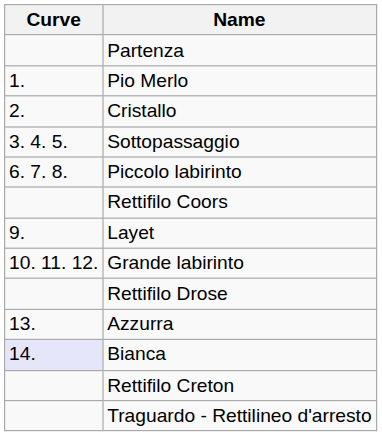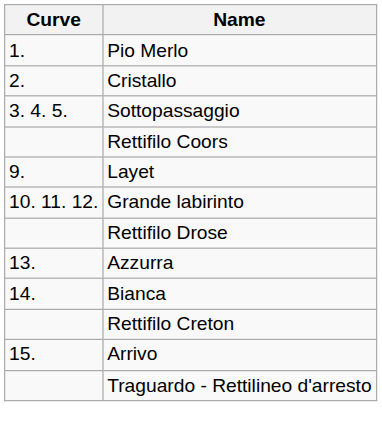- row: (146, 50)
- row: (174, 171)
(22, 354) lavender background -> (22, 293) no background
+ row: (132, 354)
